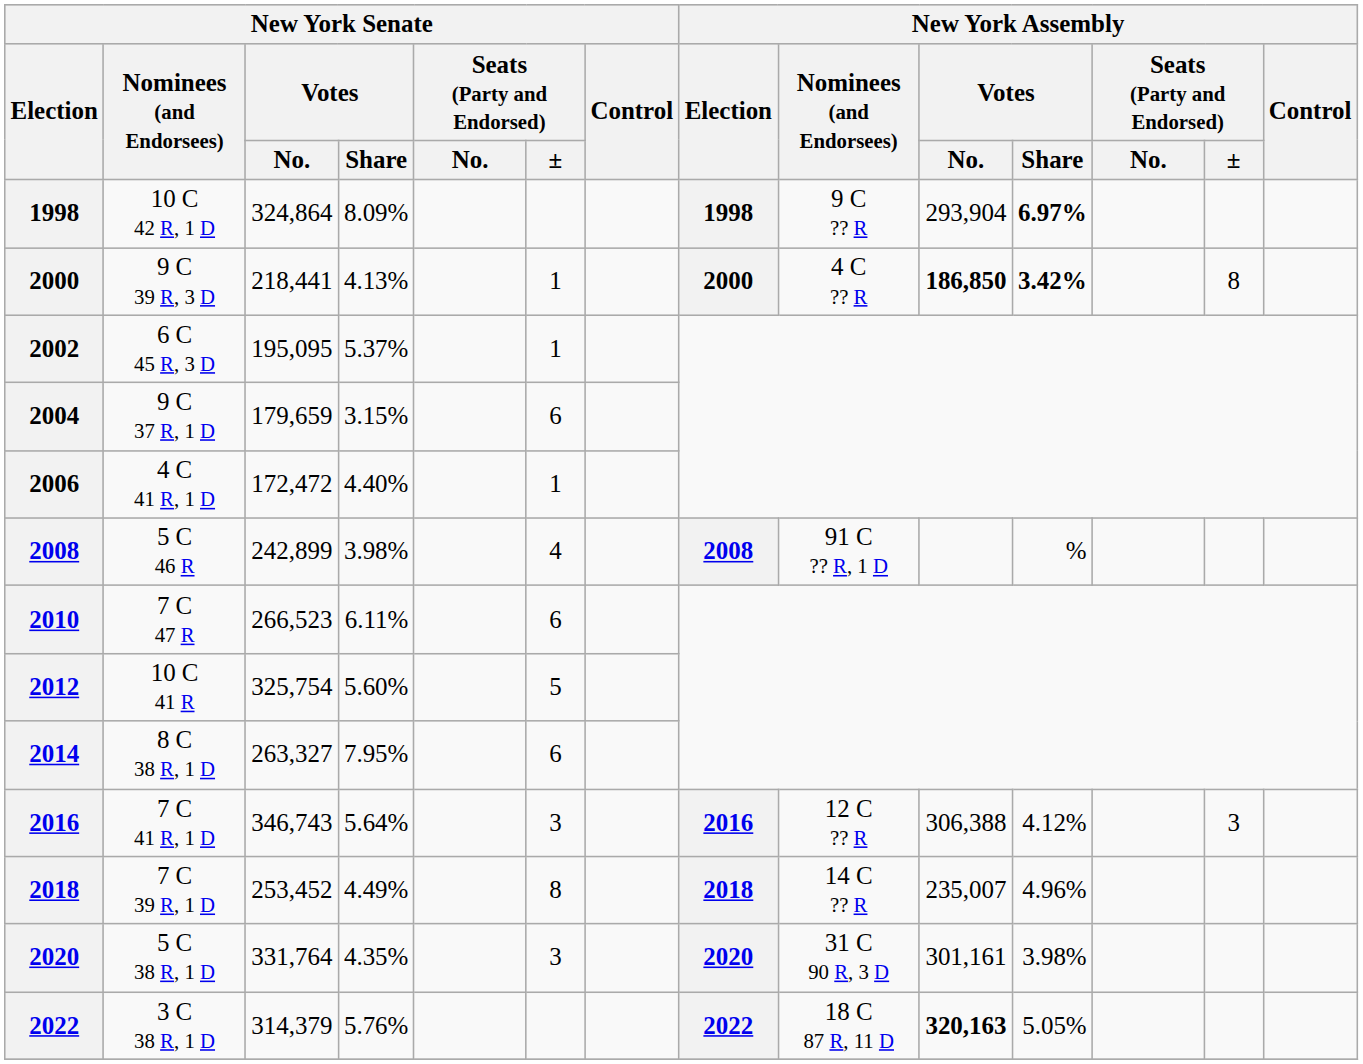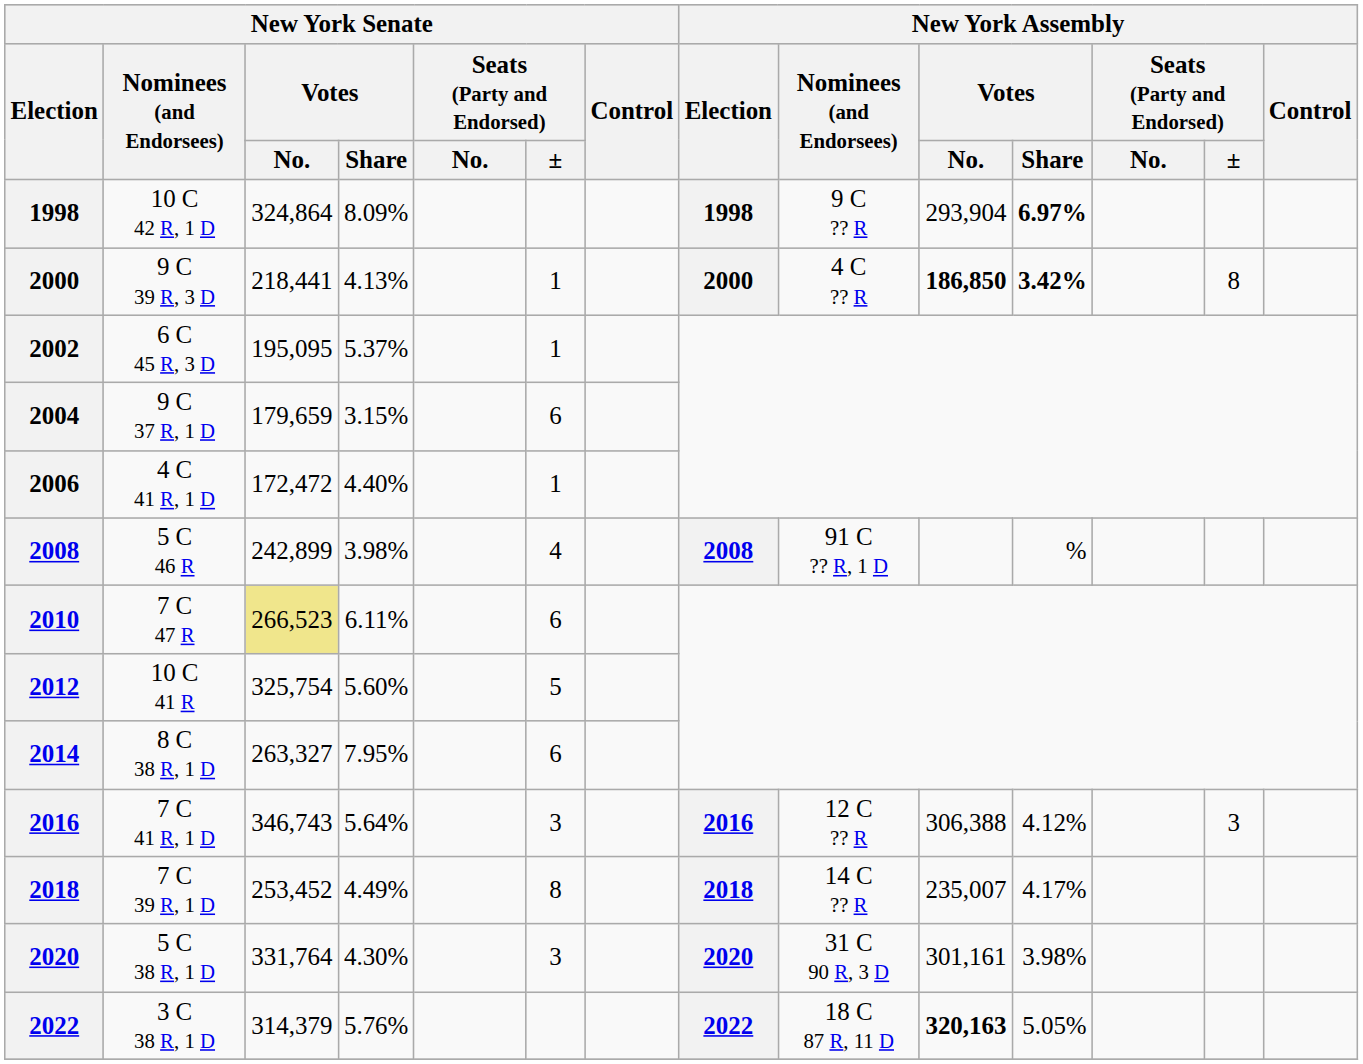(292, 619) no background -> (292, 619) khaki background
(1054, 889) 4.96% -> (1054, 889) 4.17%
(376, 957) 4.35% -> (376, 957) 4.30%
